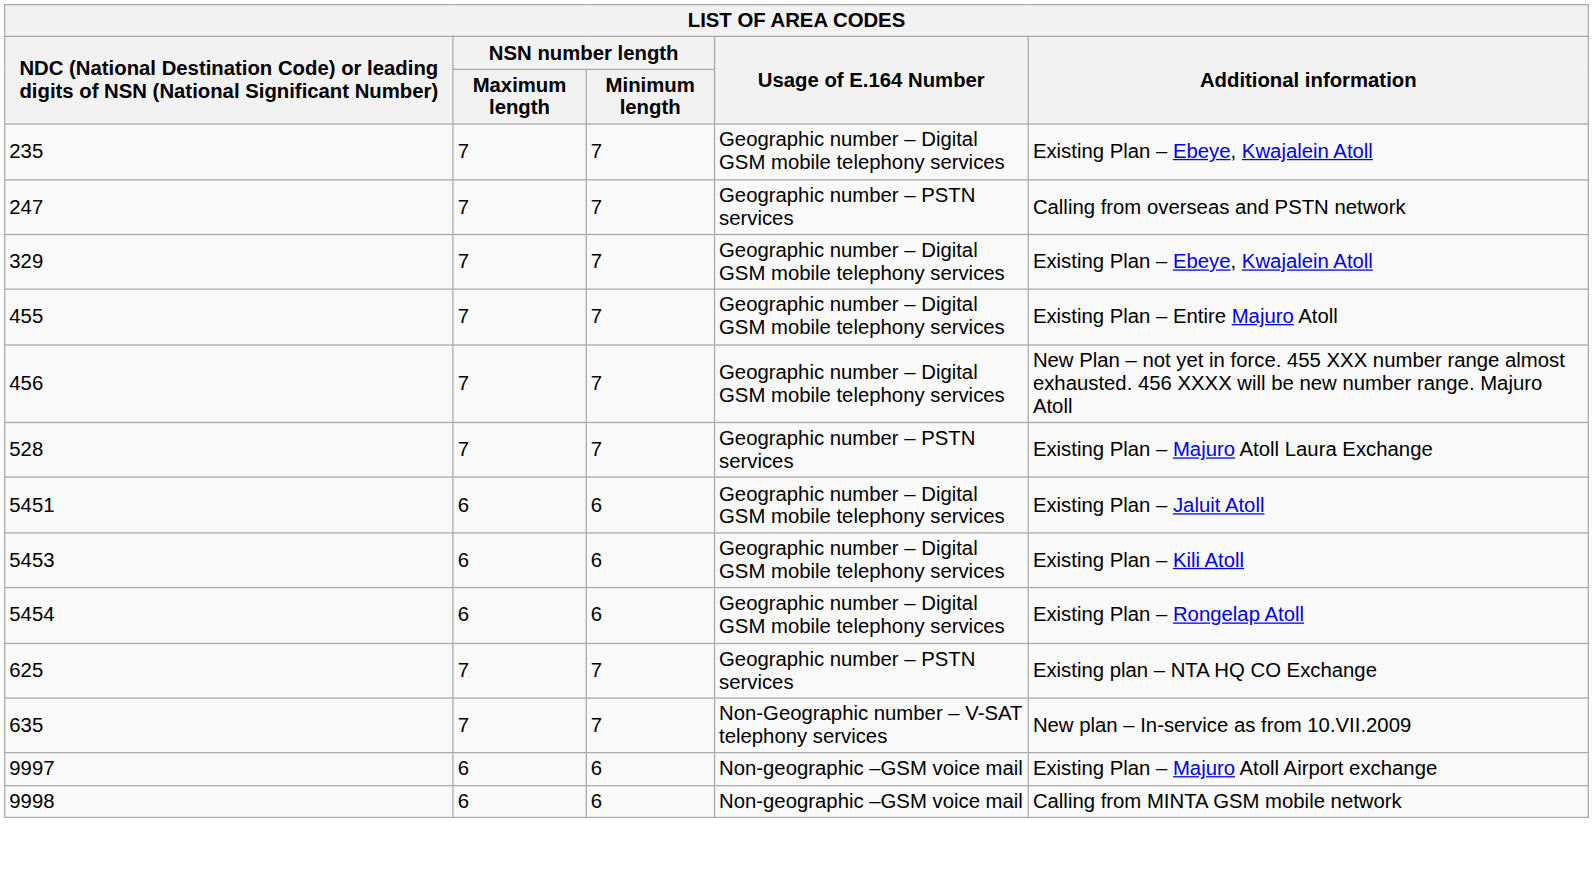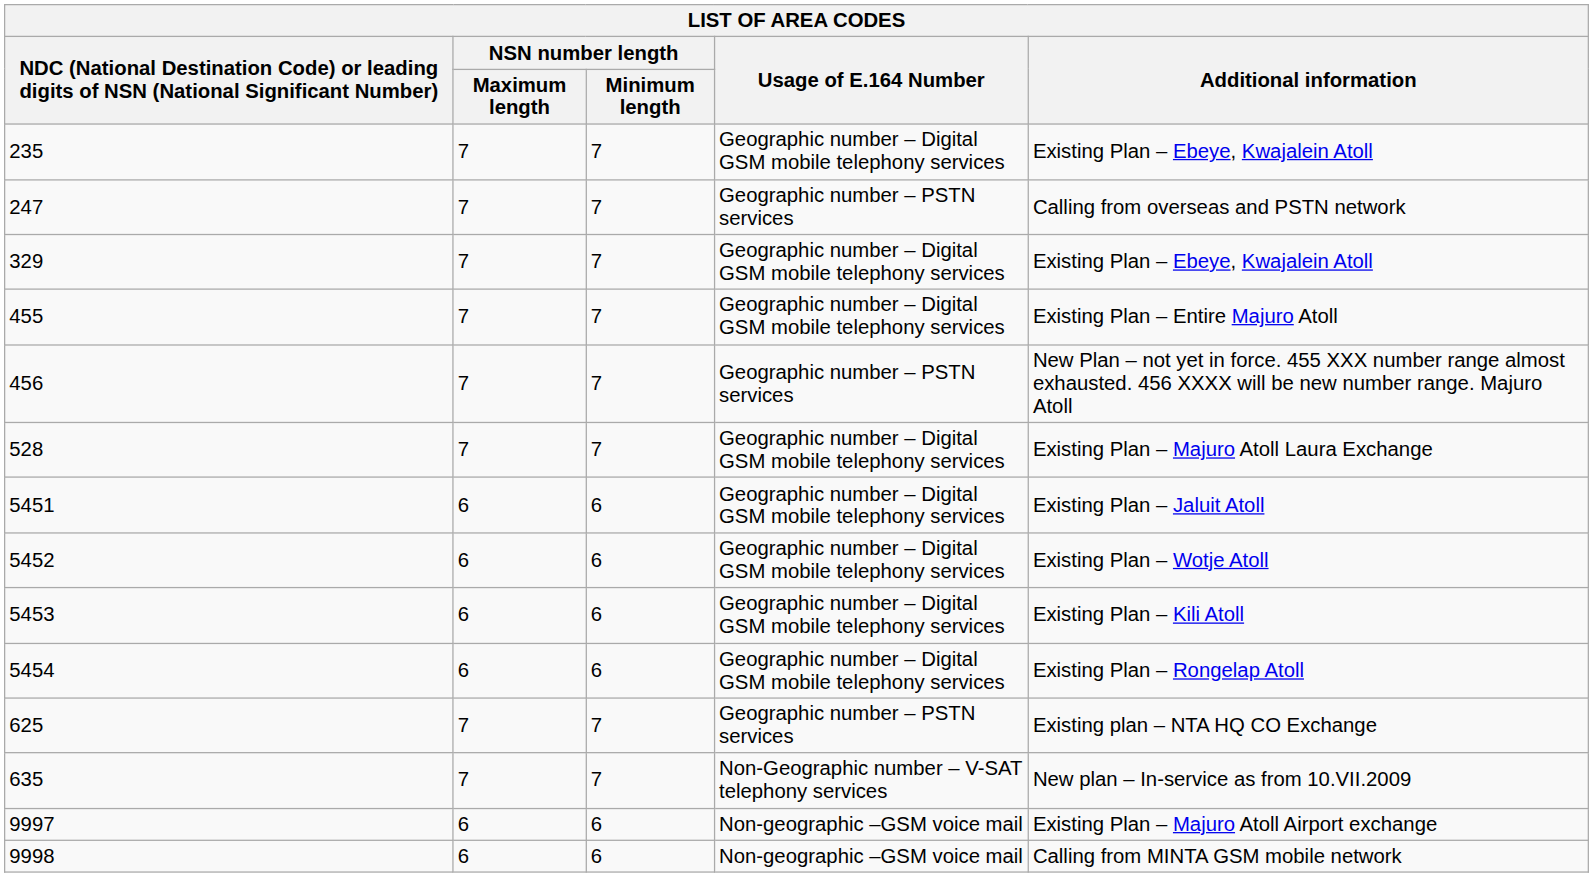(862, 383) Geographic number – Digital GSM mobile telephony services -> (847, 383) Geographic number – PSTN services
(847, 449) Geographic number – PSTN services -> (862, 449) Geographic number – Digital GSM mobile telephony services
+ row: (32, 560)
